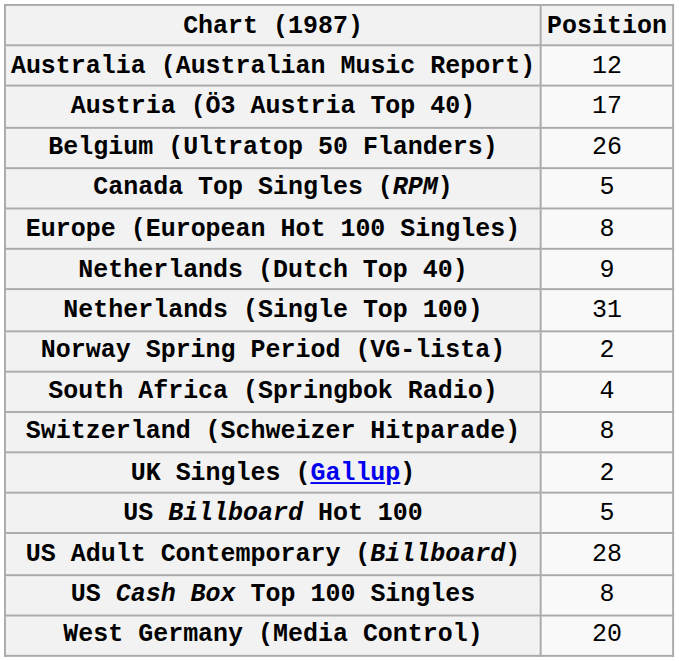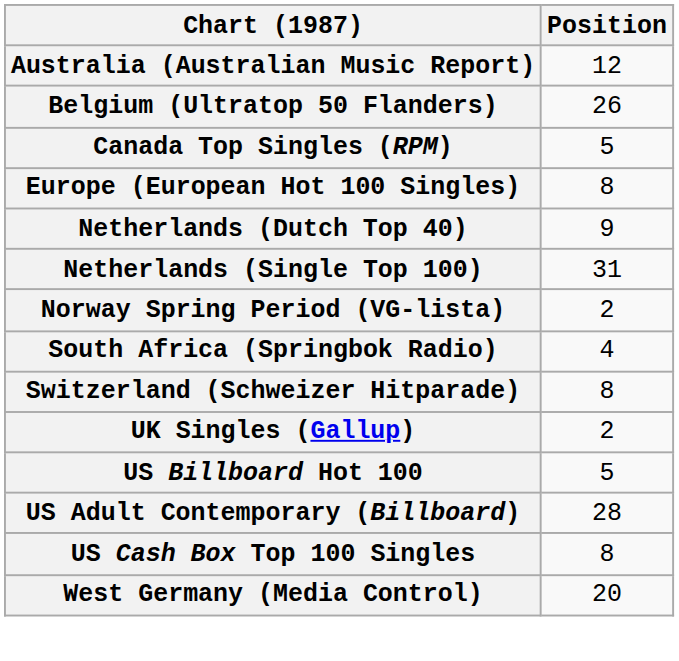- row: (273, 107)
